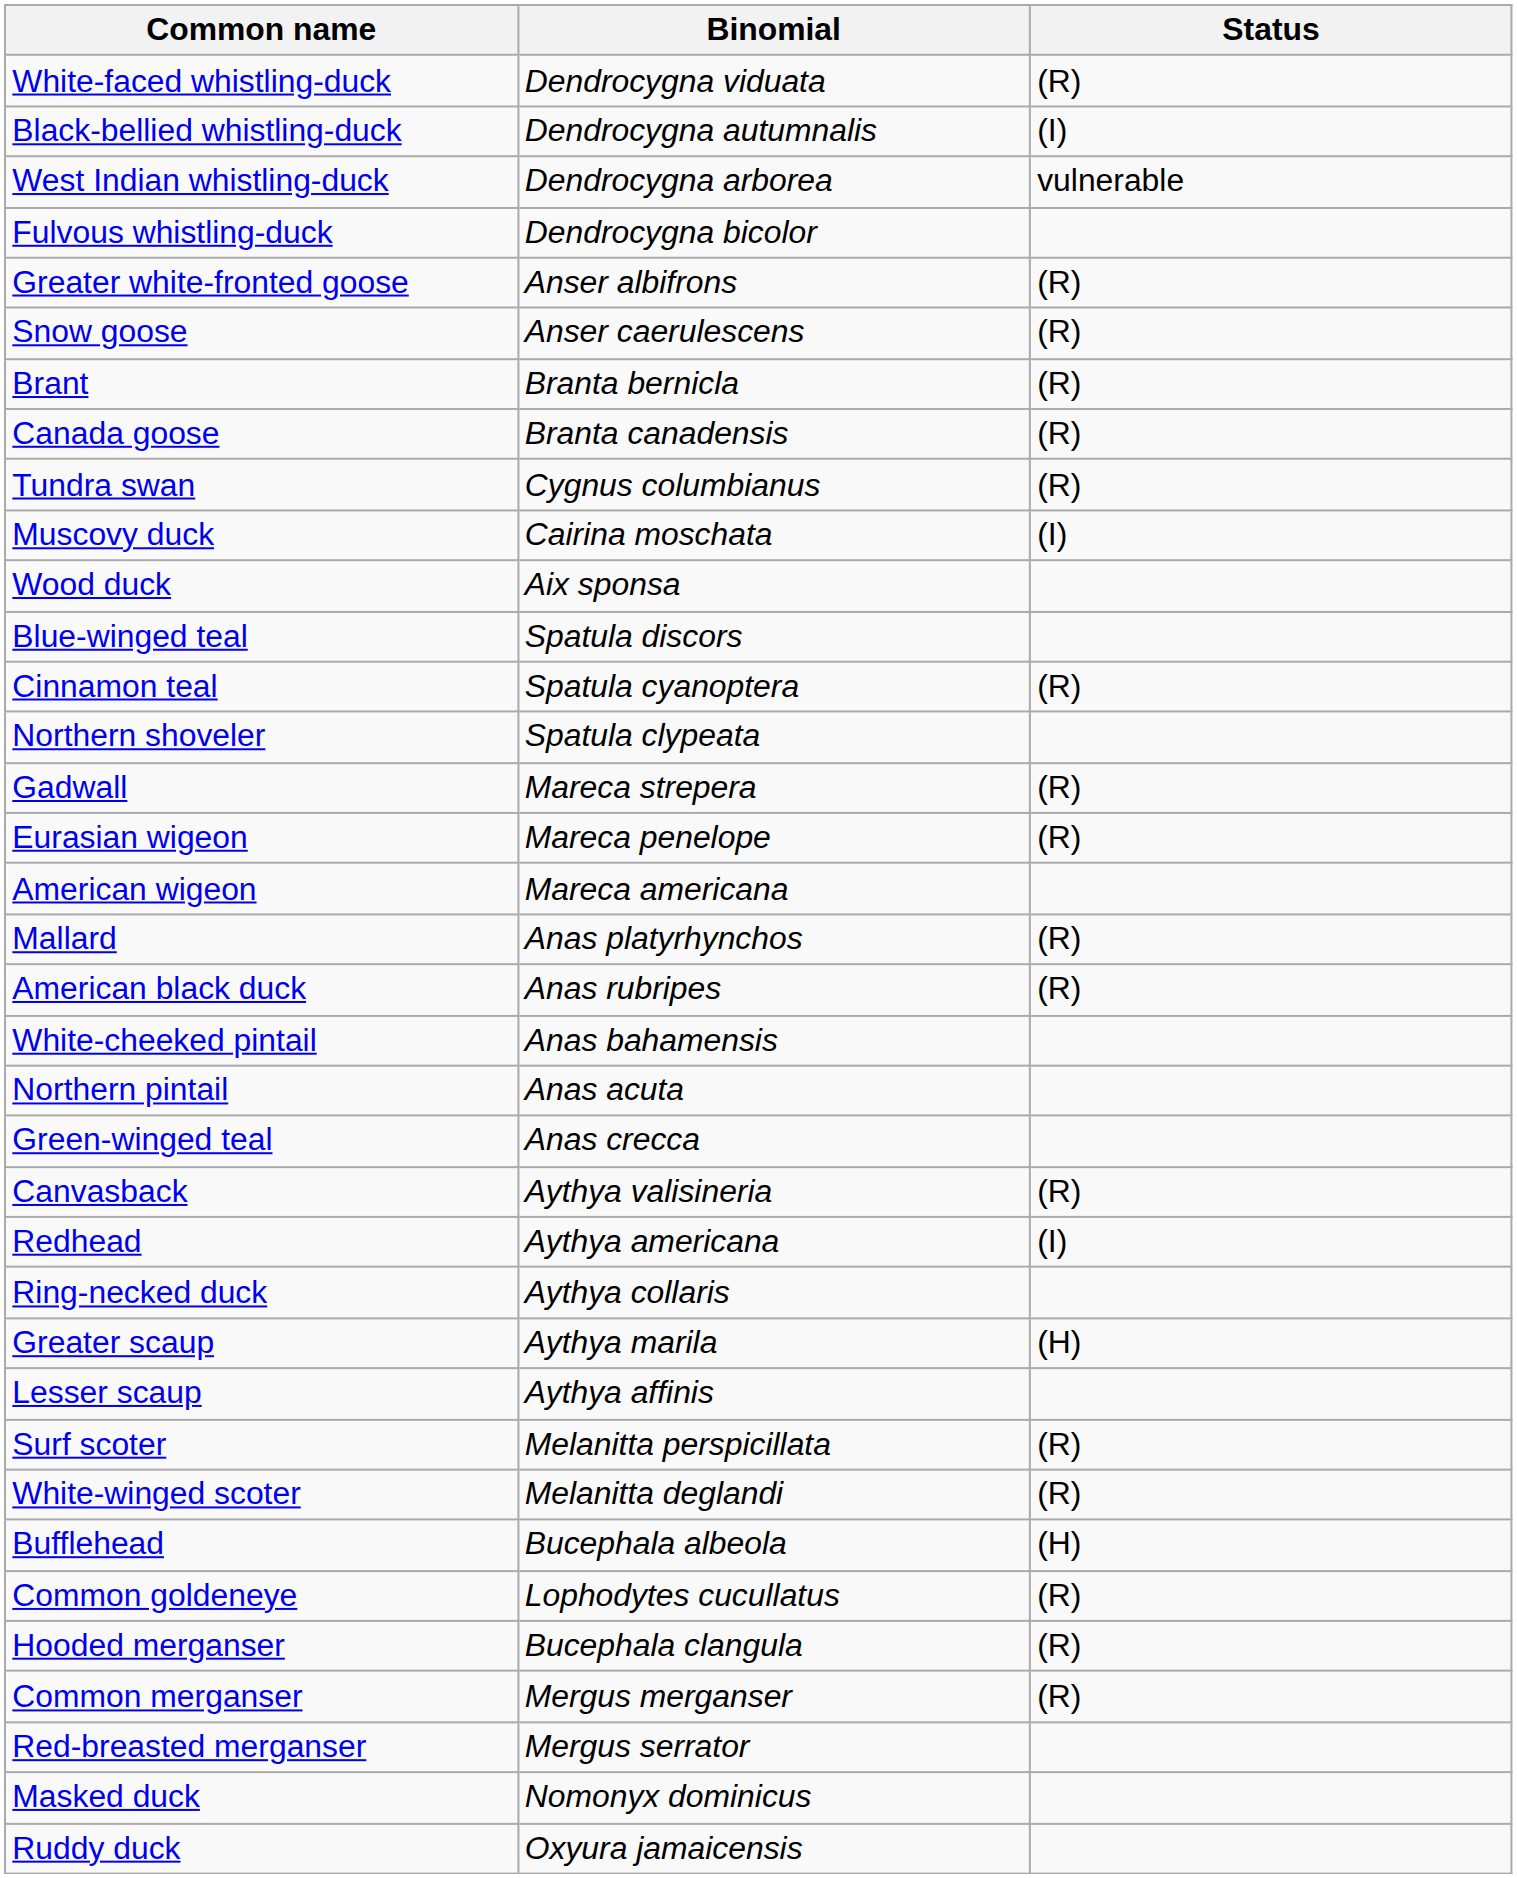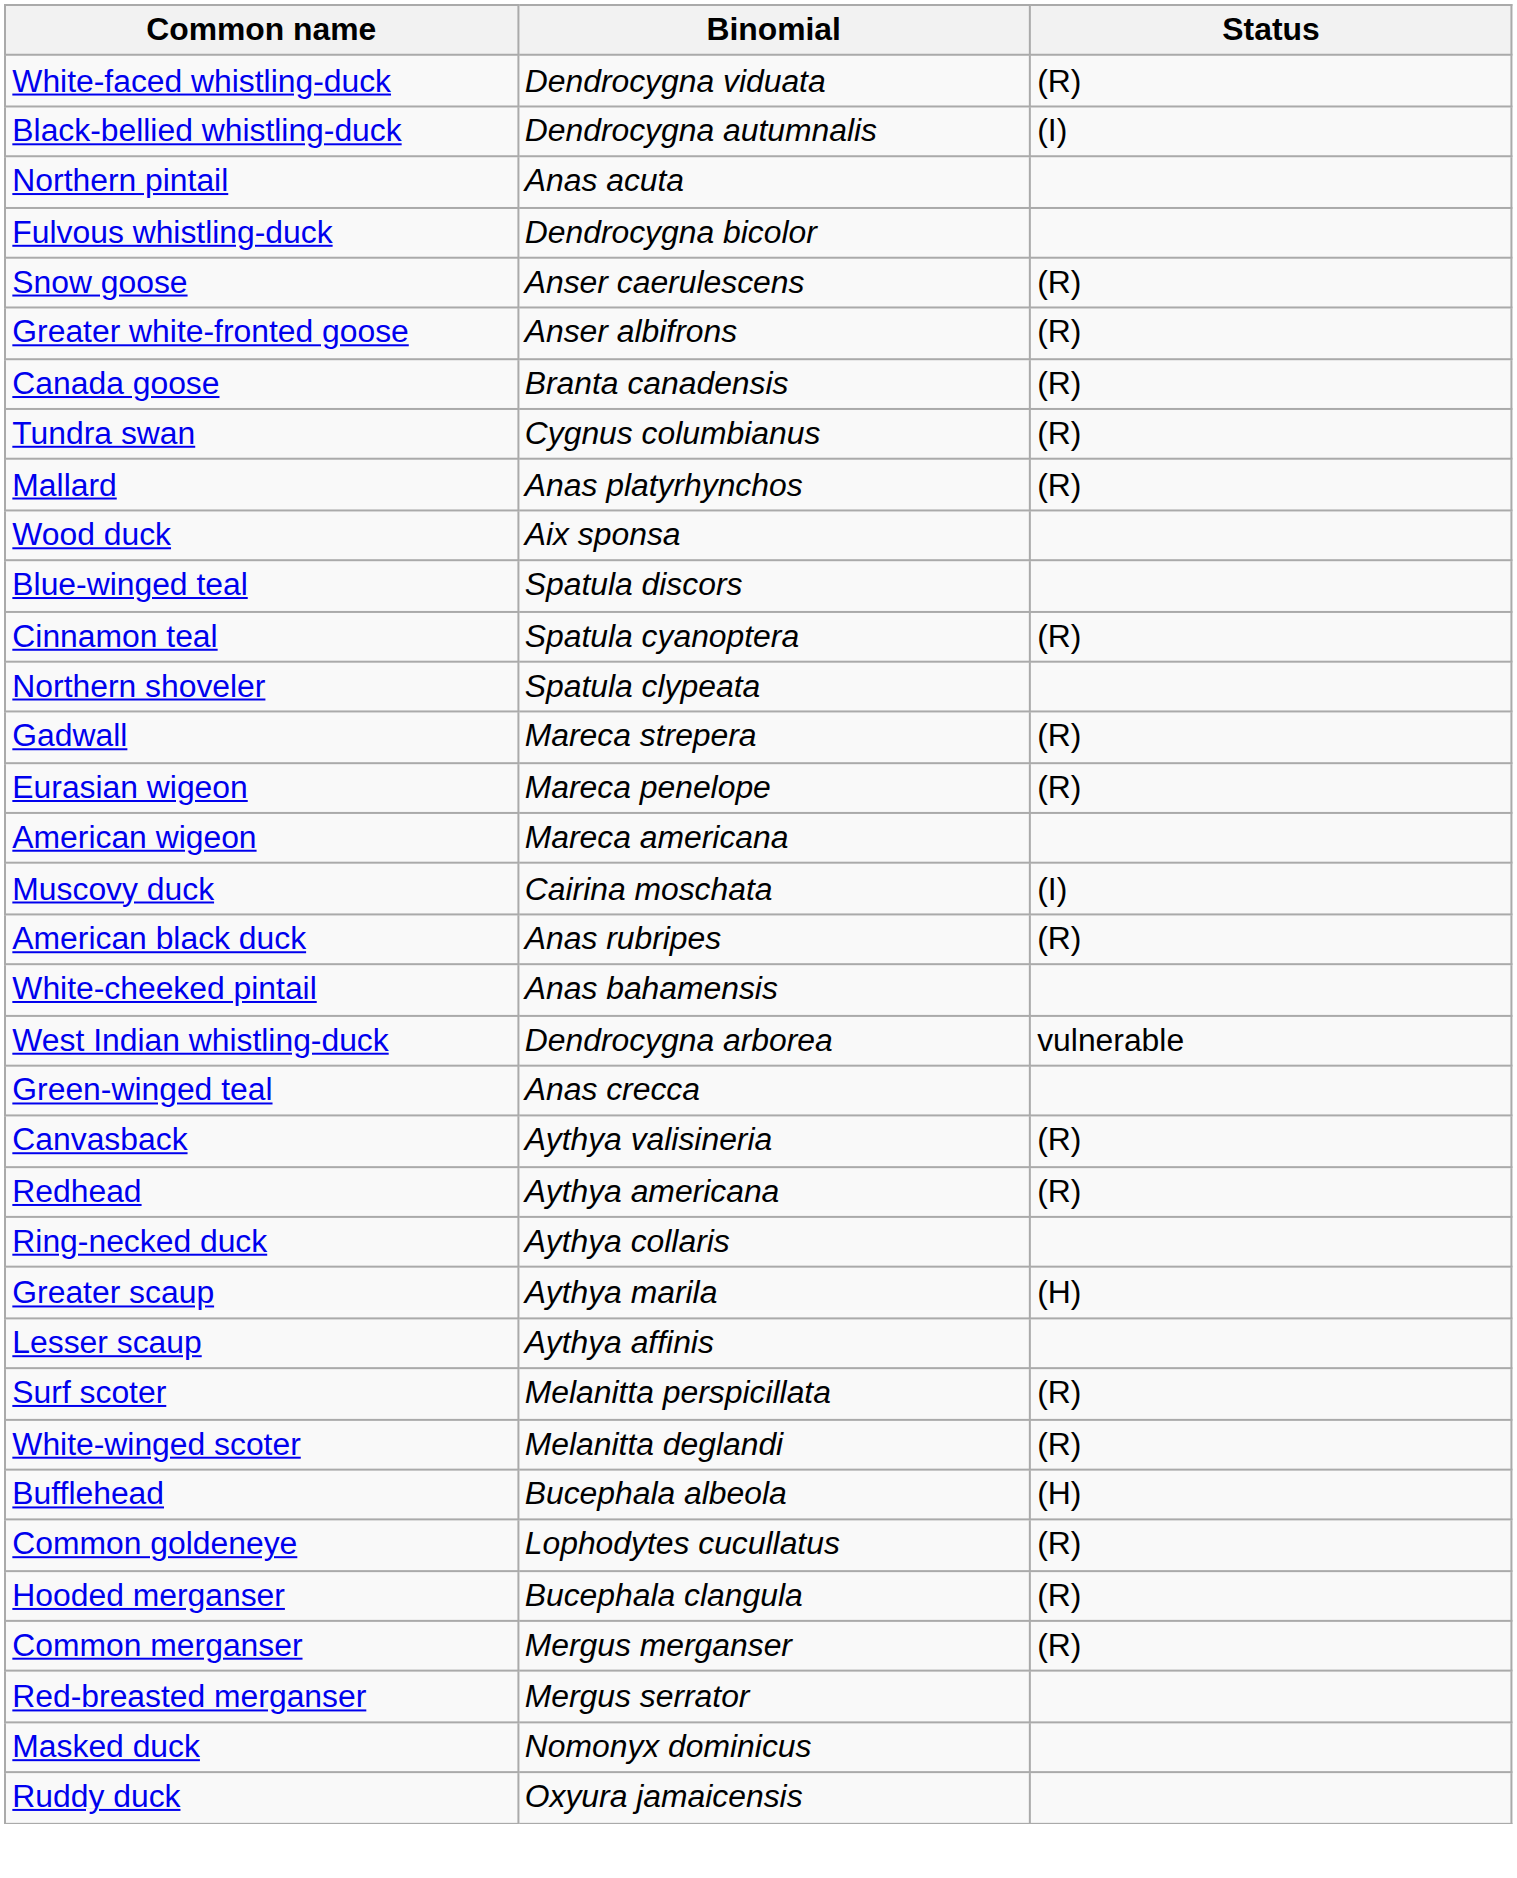rows swapped: (201, 181) <-> (120, 1090)
rows swapped: (100, 332) <-> (211, 282)
- row: (50, 383)
rows swapped: (113, 534) <-> (65, 938)
(1052, 1241) (I) -> (1059, 1191) (R)
